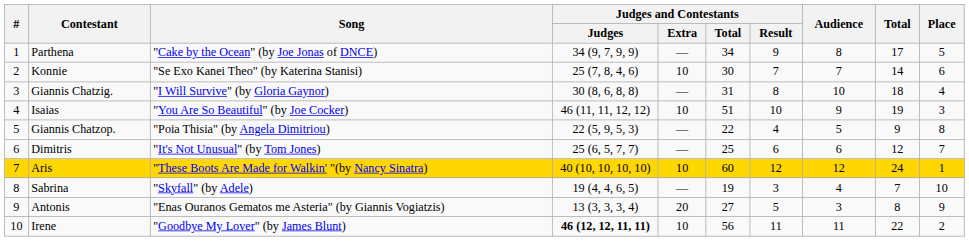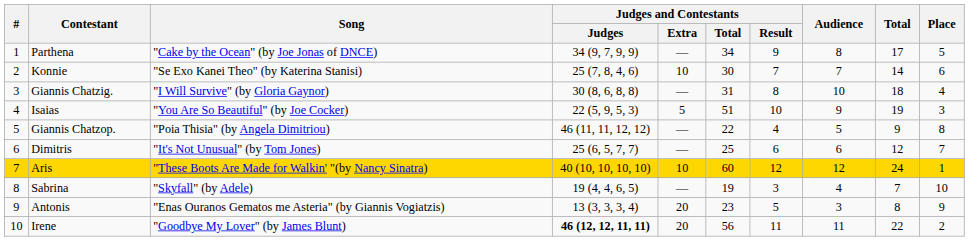(605, 110) 46 (11, 11, 12, 12) -> (605, 110) 22 (5, 9, 5, 3)
(682, 110) 10 -> (682, 110) 5
(605, 129) 22 (5, 9, 5, 3) -> (605, 129) 46 (11, 11, 12, 12)
(728, 206) 27 -> (728, 206) 23
(682, 226) 10 -> (682, 226) 20
